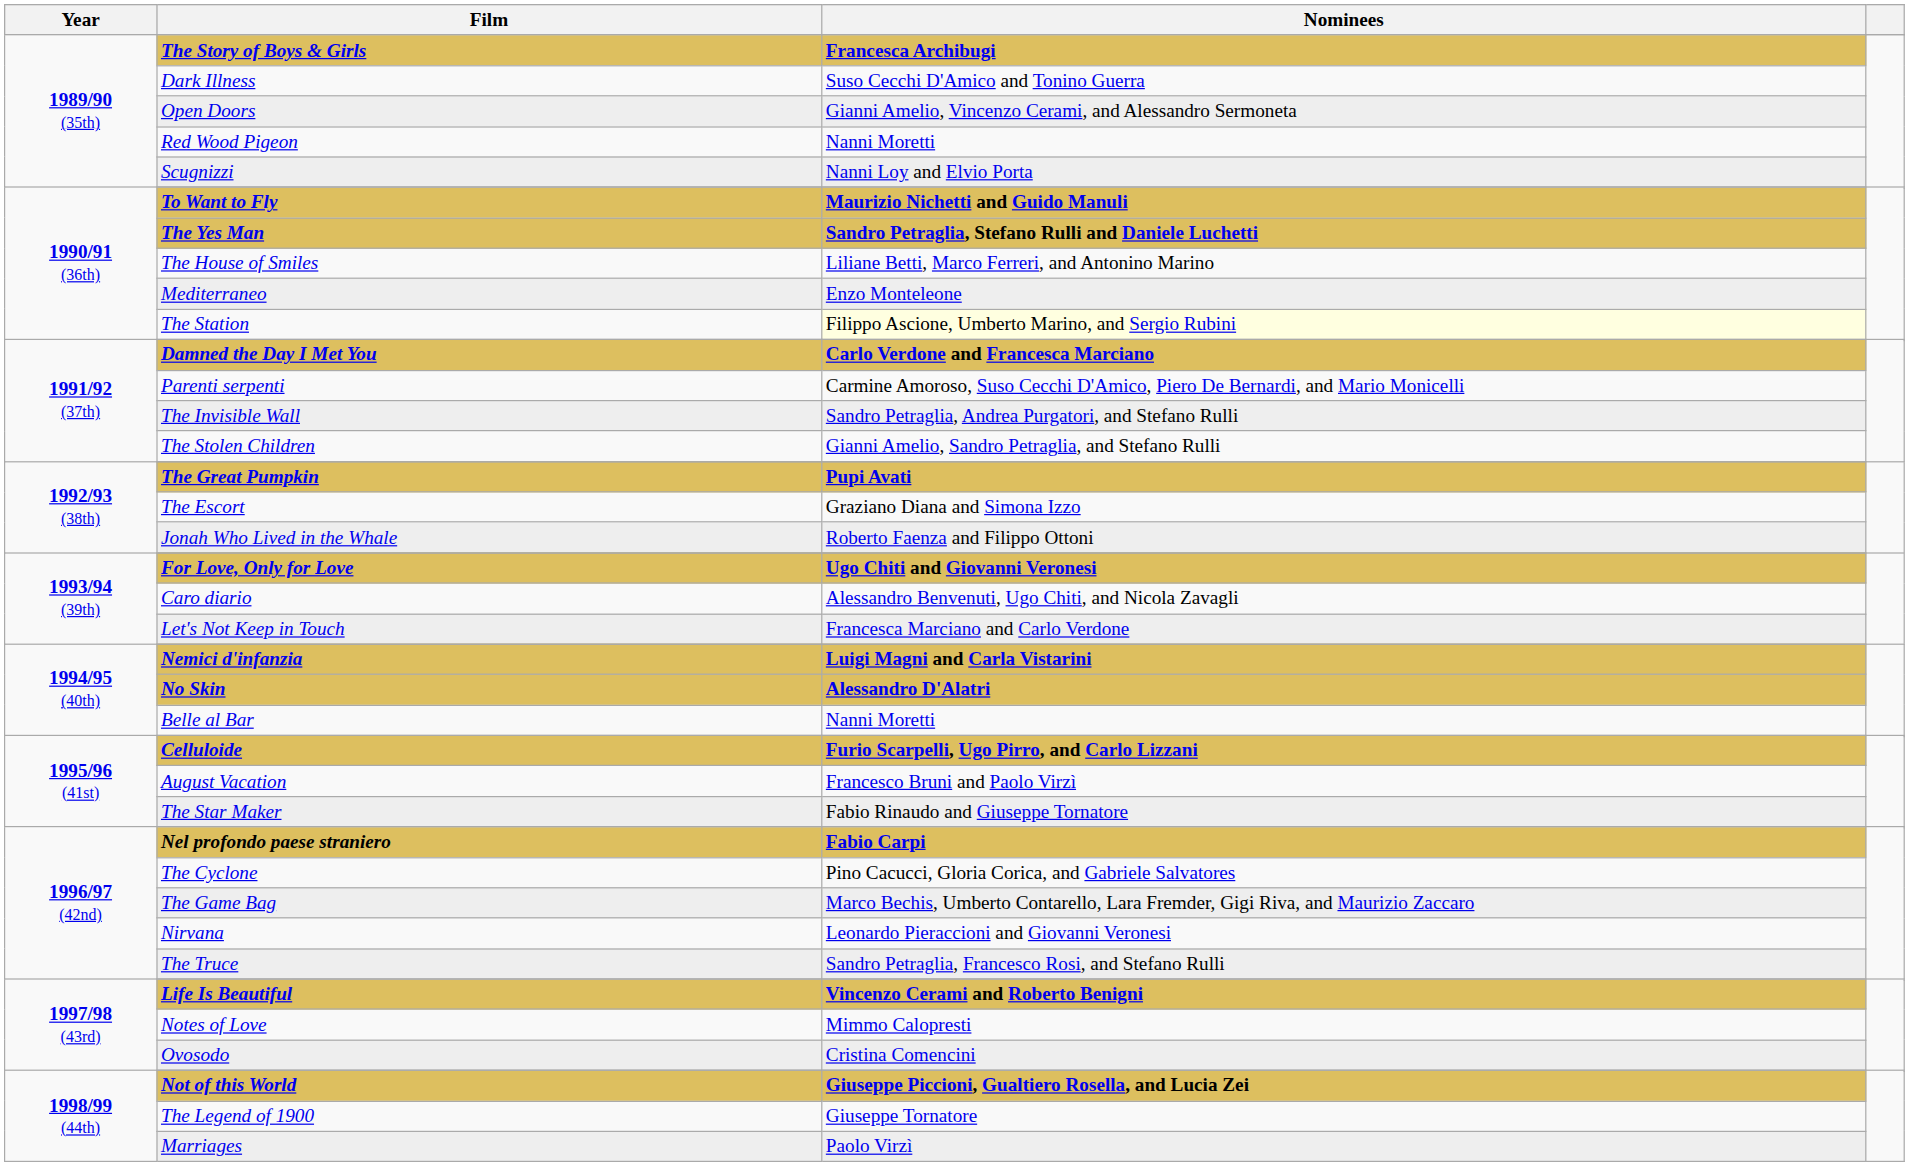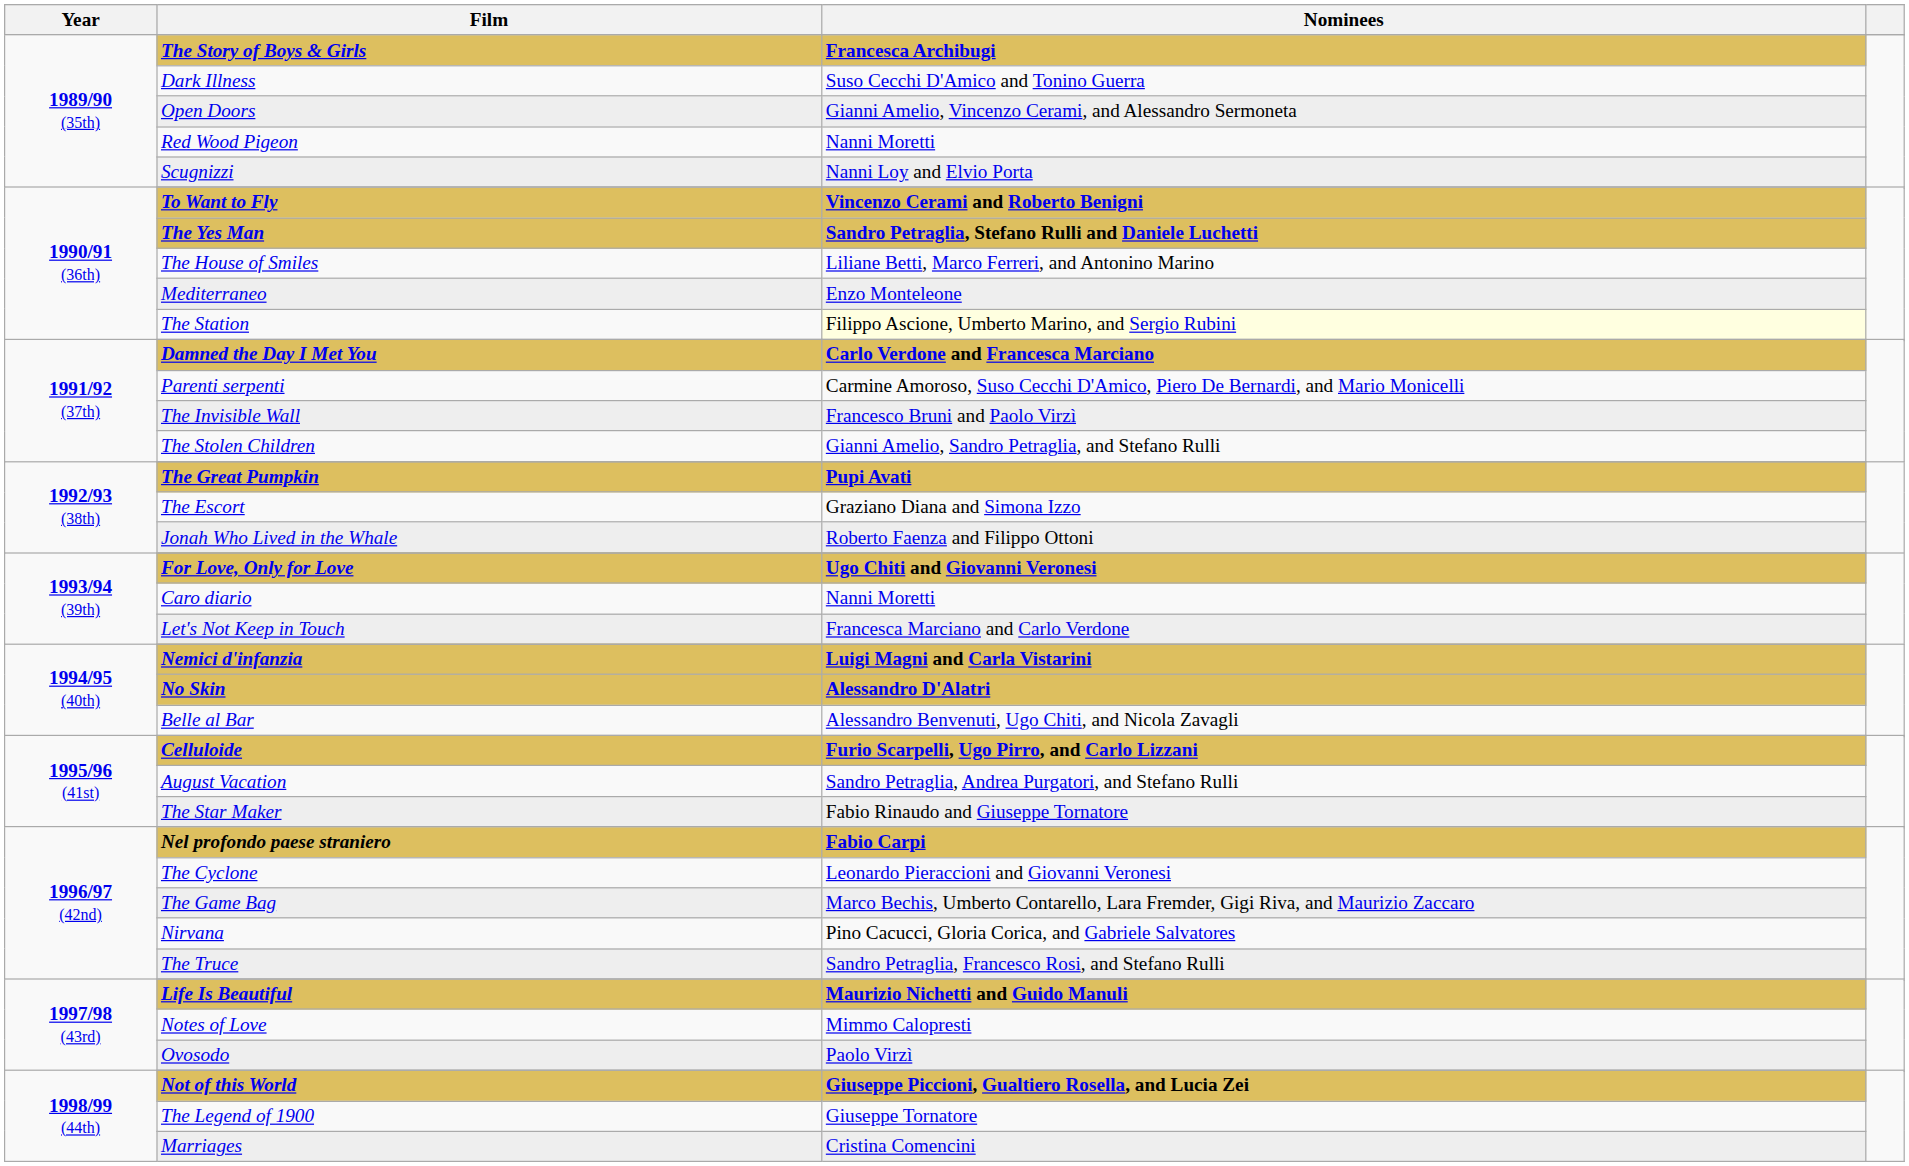(977, 202) Maurizio Nichetti and Guido Manuli -> (984, 202) Vincenzo Cerami and Roberto Benigni
(1032, 415) Sandro Petraglia, Andrea Purgatori, and Stefano Rulli -> (951, 415) Francesco Bruni and Paolo Virzì
(1032, 598) Alessandro Benvenuti, Ugo Chiti, and Nicola Zavagli -> (880, 598) Nanni Moretti
(880, 720) Nanni Moretti -> (1032, 720) Alessandro Benvenuti, Ugo Chiti, and Nicola Zavagli
(951, 780) Francesco Bruni and Paolo Virzì -> (1032, 780) Sandro Petraglia, Andrea Purgatori, and Stefano Rulli
(1031, 872) Pino Cacucci, Gloria Corica, and Gabriele Salvatores -> (998, 872) Leonardo Pieraccioni and Giovanni Veronesi
(998, 933) Leonardo Pieraccioni and Giovanni Veronesi -> (1031, 933) Pino Cacucci, Gloria Corica, and Gabriele Salvatores
(984, 994) Vincenzo Cerami and Roberto Benigni -> (977, 994) Maurizio Nichetti and Guido Manuli
(901, 1055) Cristina Comencini -> (869, 1055) Paolo Virzì
(869, 1146) Paolo Virzì -> (901, 1146) Cristina Comencini
